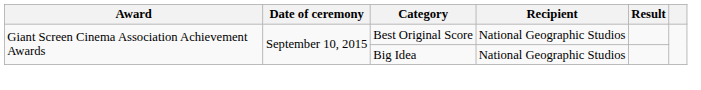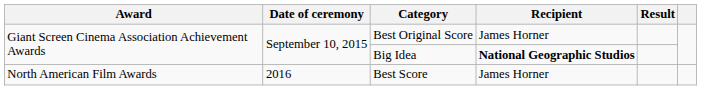(552, 34) National Geographic Studios -> (514, 34) James Horner
(552, 54) normal -> (557, 54) bold
+ row: (400, 74)
